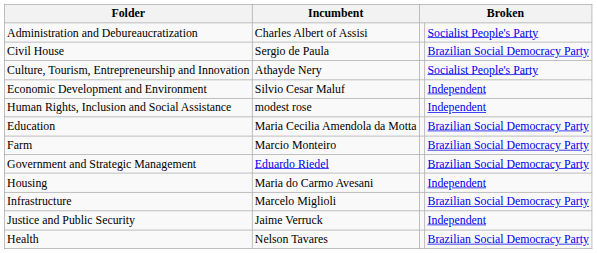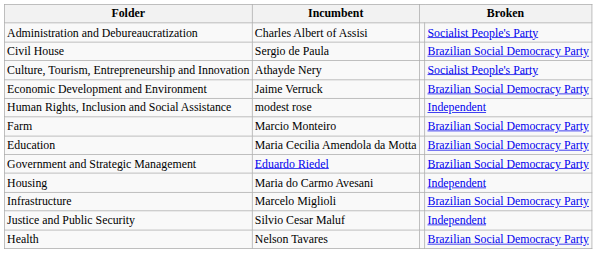(300, 88) Silvio Cesar Maluf -> (289, 88) Jaime Verruck
(457, 88) Independent -> (508, 88) Brazilian Social Democracy Party
rows swapped: (31, 126) <-> (20, 145)
(289, 220) Jaime Verruck -> (300, 220) Silvio Cesar Maluf
